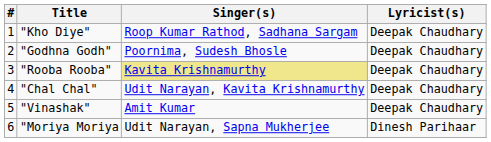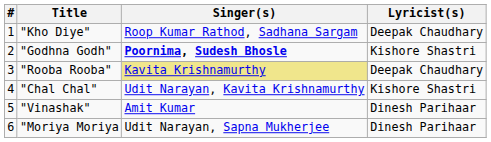(206, 52) normal -> (206, 52) bold
(427, 52) Deepak Chaudhary -> (423, 52) Kishore Shastri
(427, 90) Deepak Chaudhary -> (423, 90) Kishore Shastri
(427, 109) Deepak Chaudhary -> (423, 109) Dinesh Parihaar
